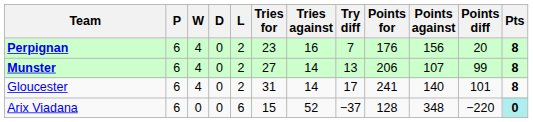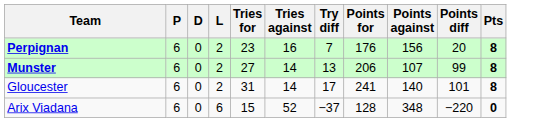- column: (198, 21)
(515, 107) paleturquoise background -> (493, 107) no background
